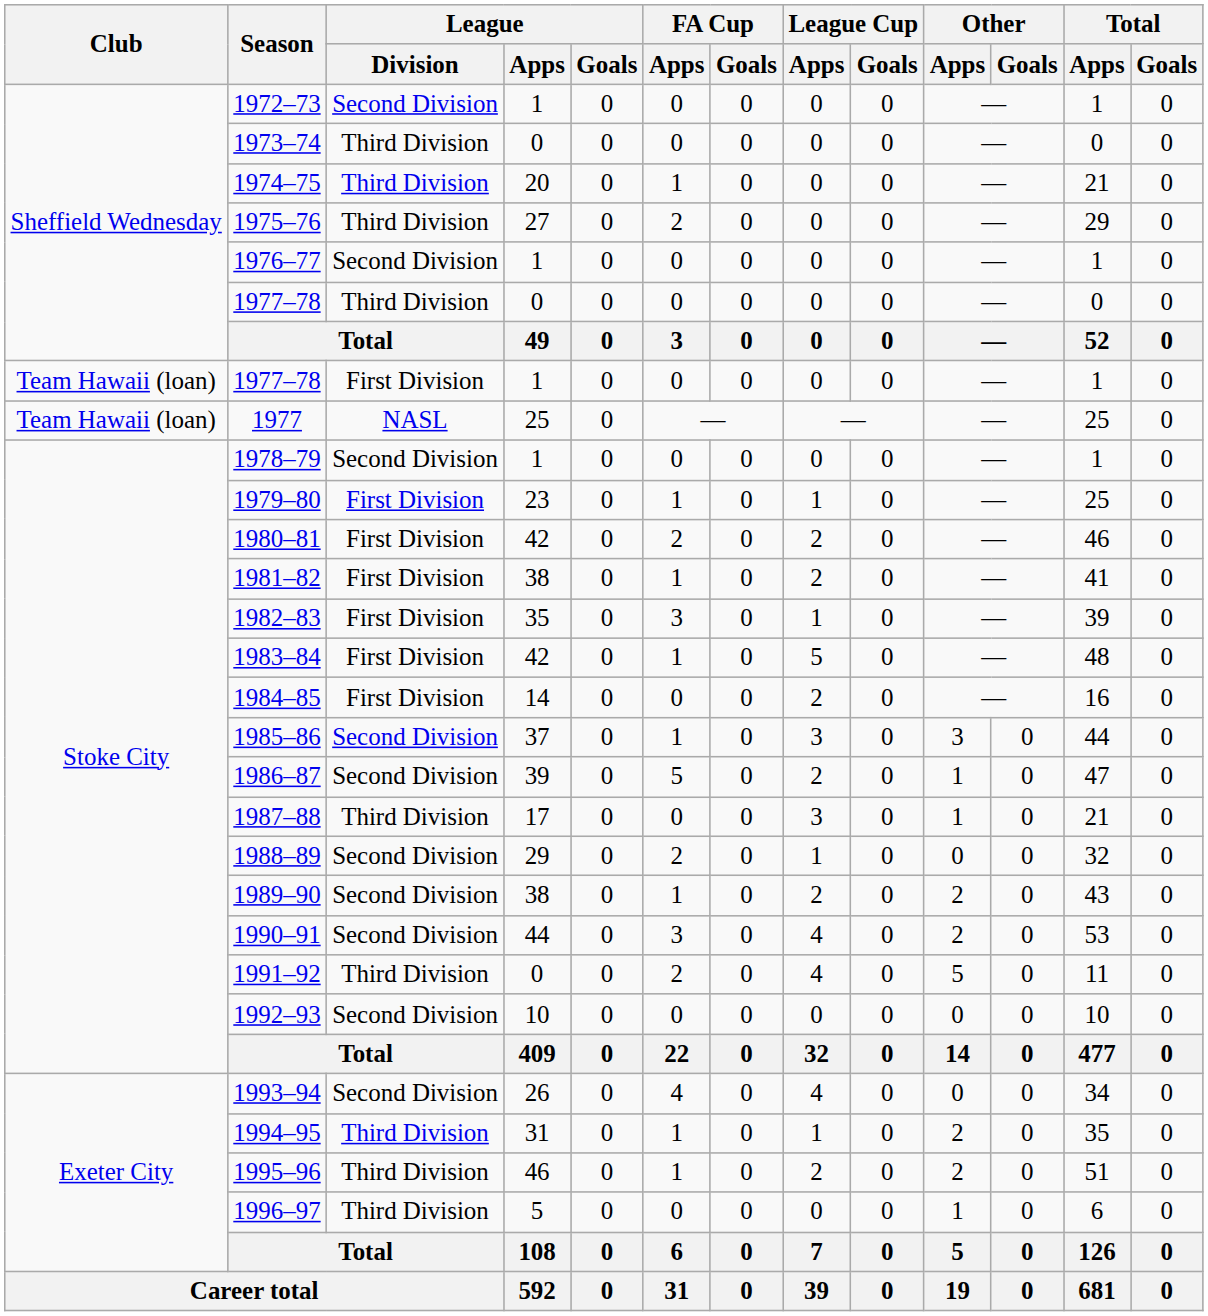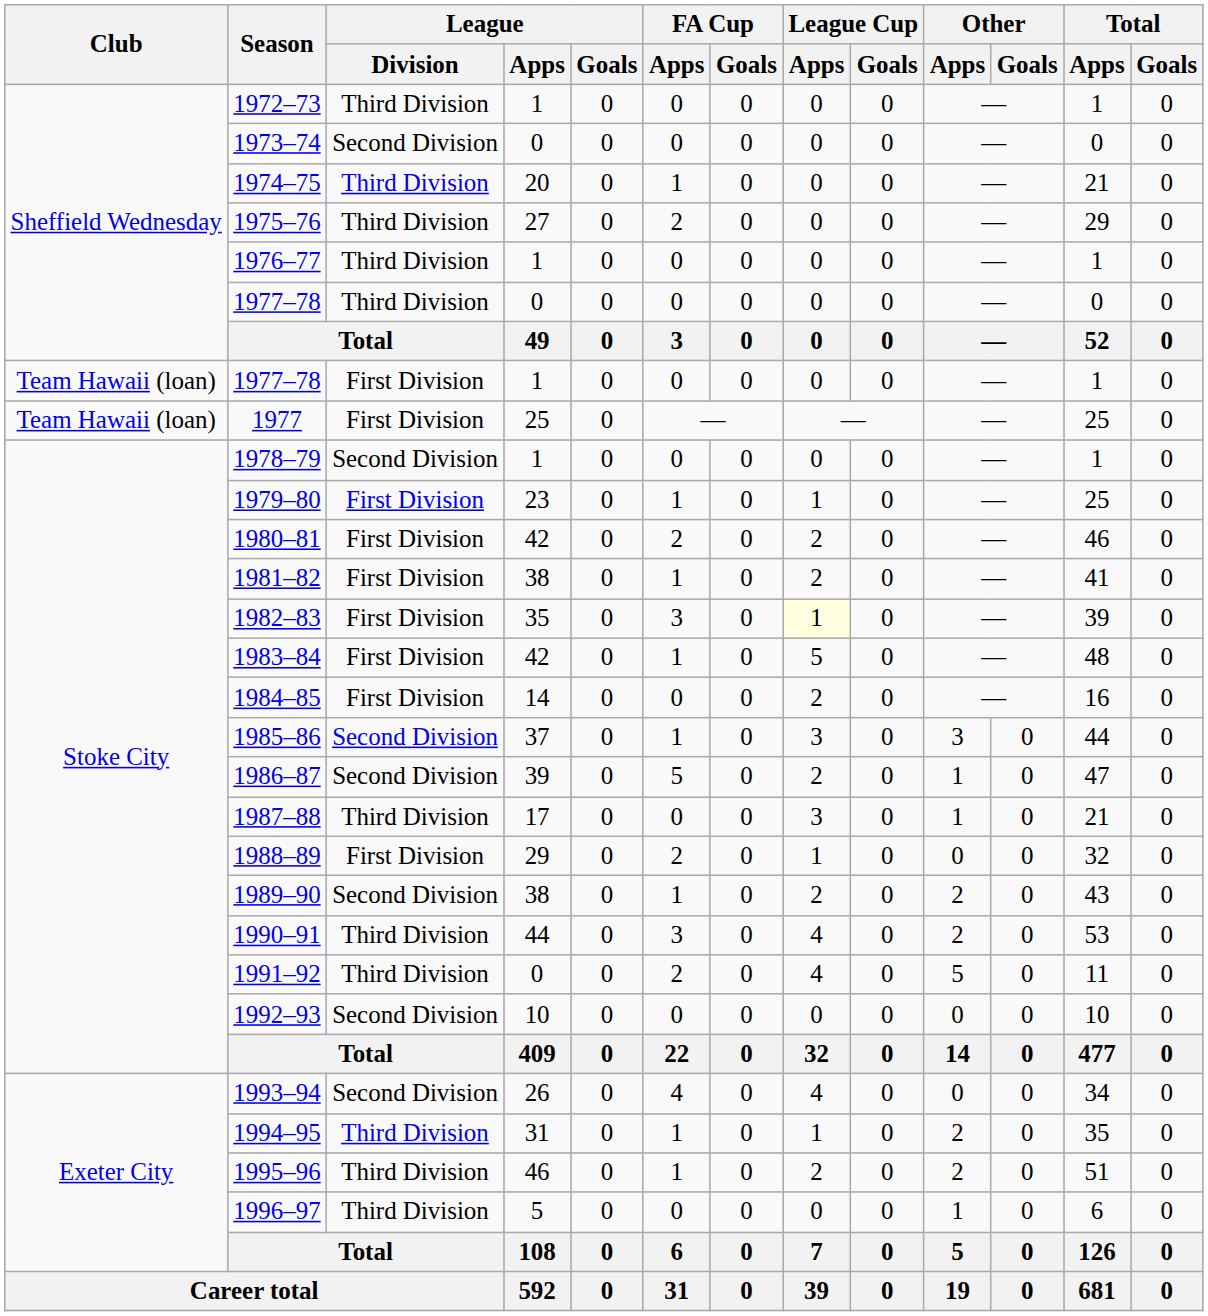(415, 103) Second Division -> (415, 103) Third Division
(415, 143) Third Division -> (415, 143) Second Division
(415, 261) Second Division -> (415, 261) Third Division
(415, 420) NASL -> (415, 420) First Division
(817, 618) no background -> (817, 618) lightyellow background
(415, 855) Second Division -> (415, 855) First Division
(415, 934) Second Division -> (415, 934) Third Division
